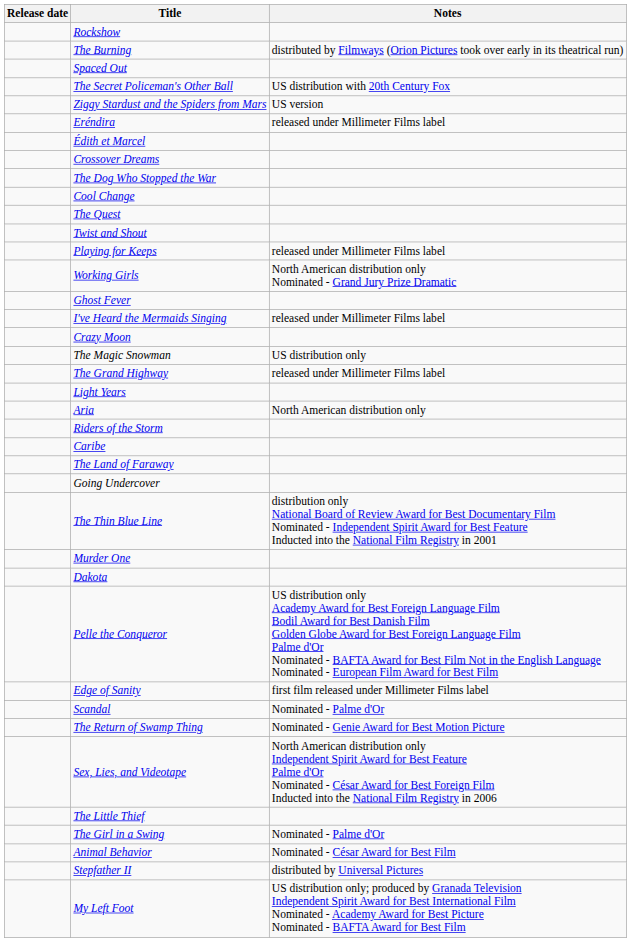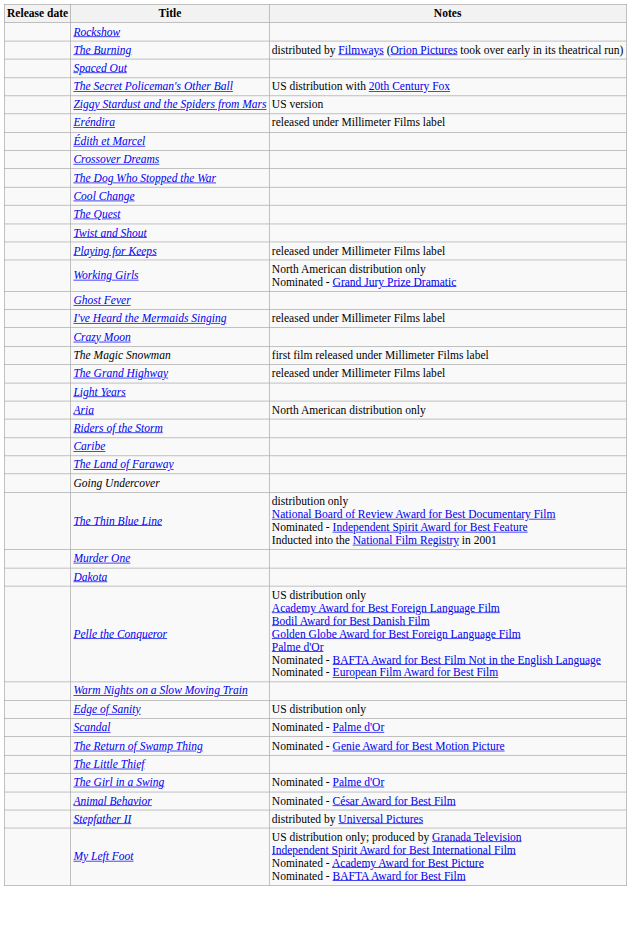(319, 355) US distribution only -> (380, 355) first film released under Millimeter Films label
+ row: (161, 691)
(380, 691) first film released under Millimeter Films label -> (319, 709) US distribution only
- row: (130, 772)
